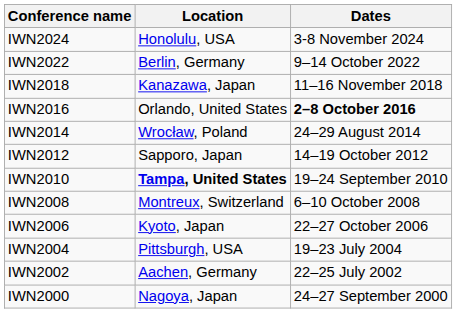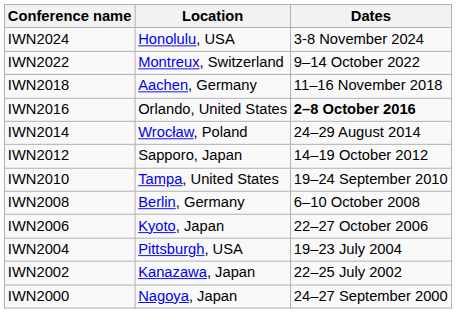(191, 62) Berlin, Germany -> (211, 62) Montreux, Switzerland
(197, 86) Kanazawa, Japan -> (197, 86) Aachen, Germany
(212, 179) bold -> (209, 179) normal
(211, 202) Montreux, Switzerland -> (191, 202) Berlin, Germany
(197, 272) Aachen, Germany -> (197, 272) Kanazawa, Japan
